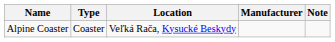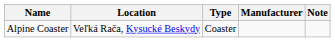columns swapped: (173, 12) <-> (89, 12)
